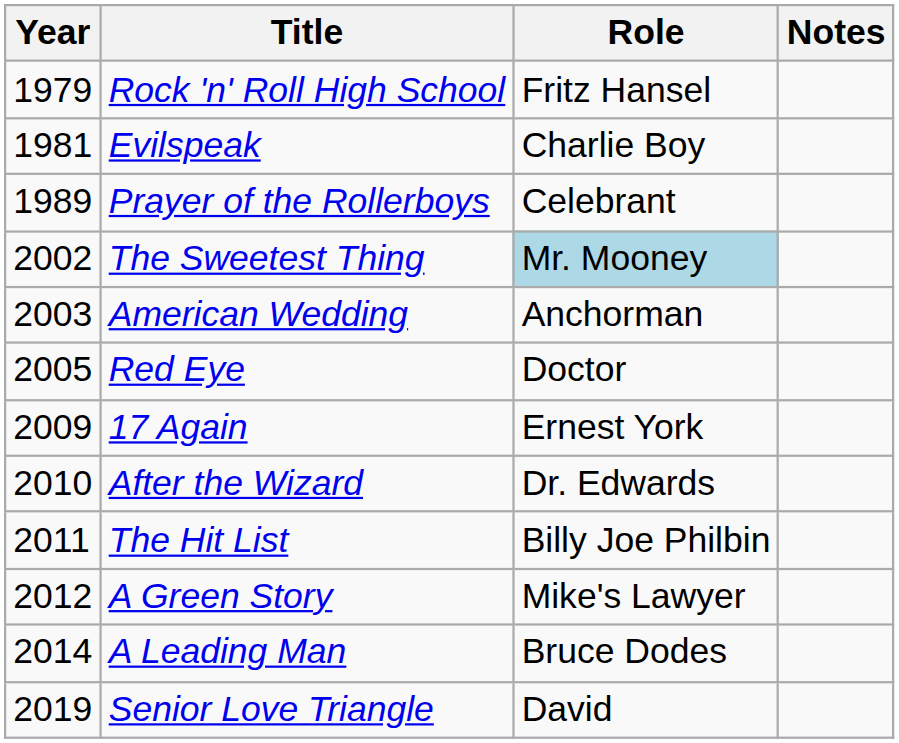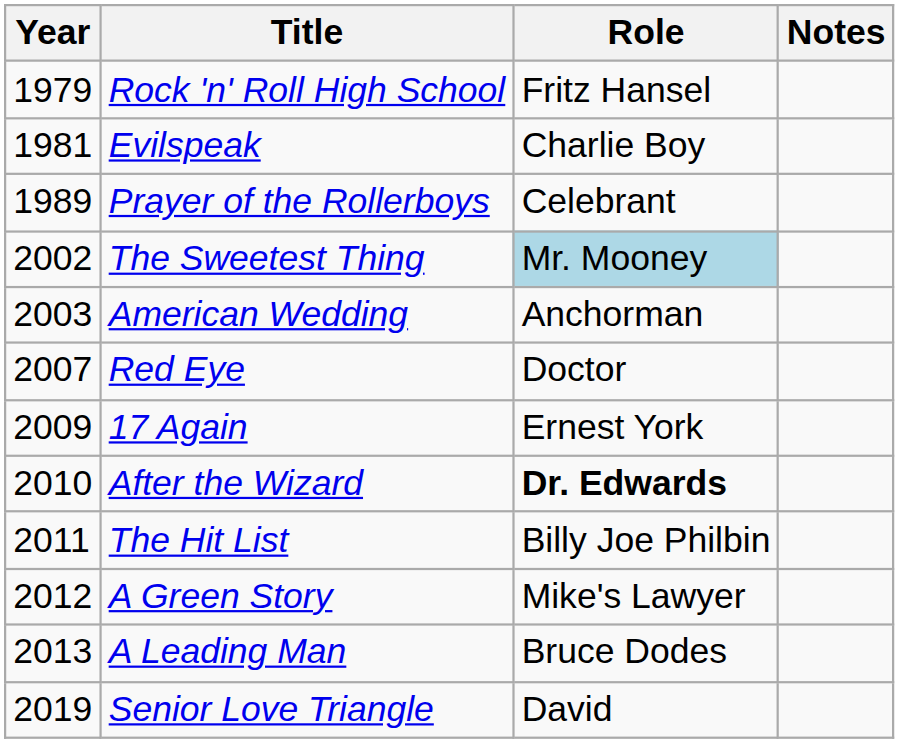(53, 370) 2005 -> (53, 370) 2007
(618, 483) normal -> (624, 483) bold
(53, 652) 2014 -> (53, 652) 2013
